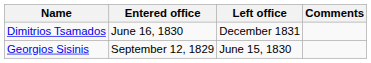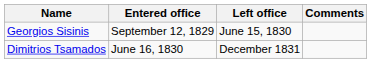rows swapped: (48, 49) <-> (56, 31)
